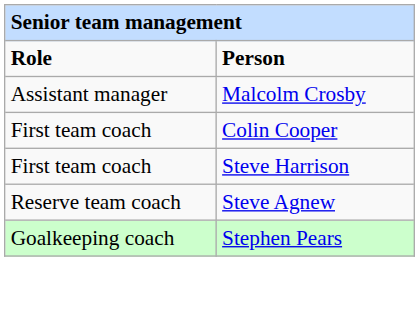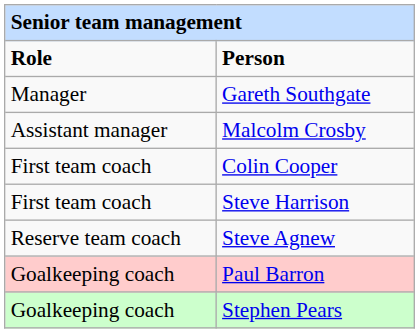+ row: (296, 94)
+ row: (273, 273)
